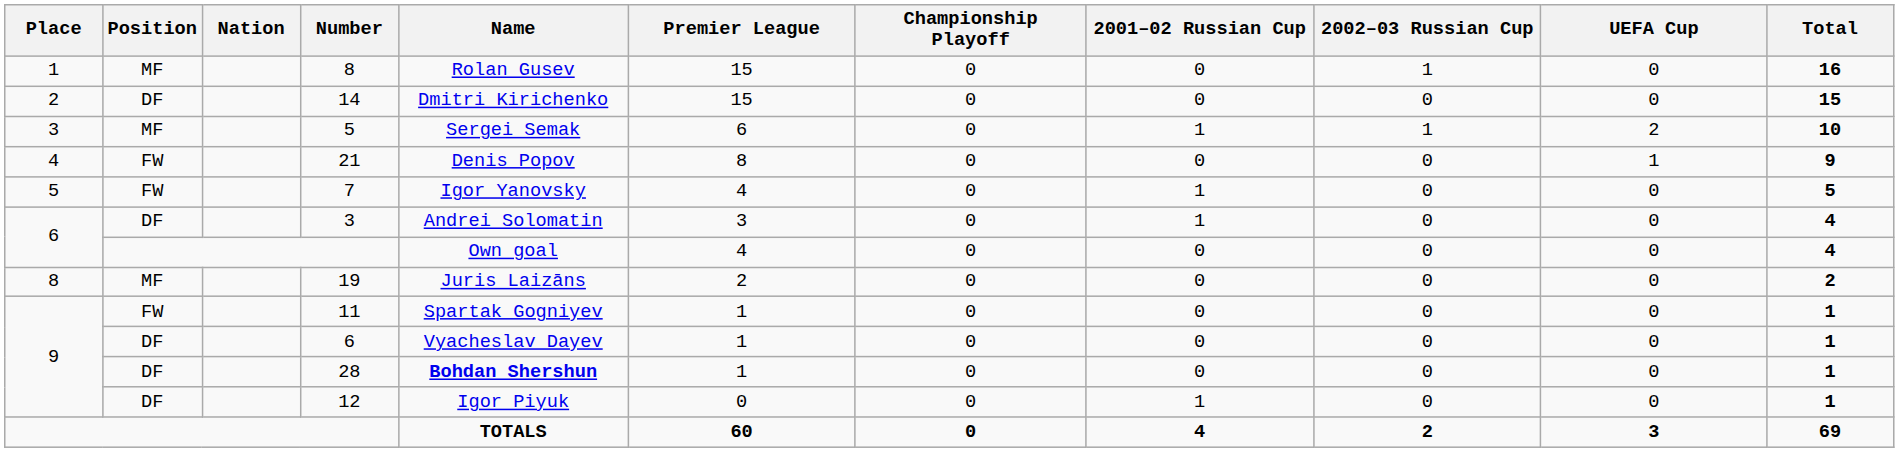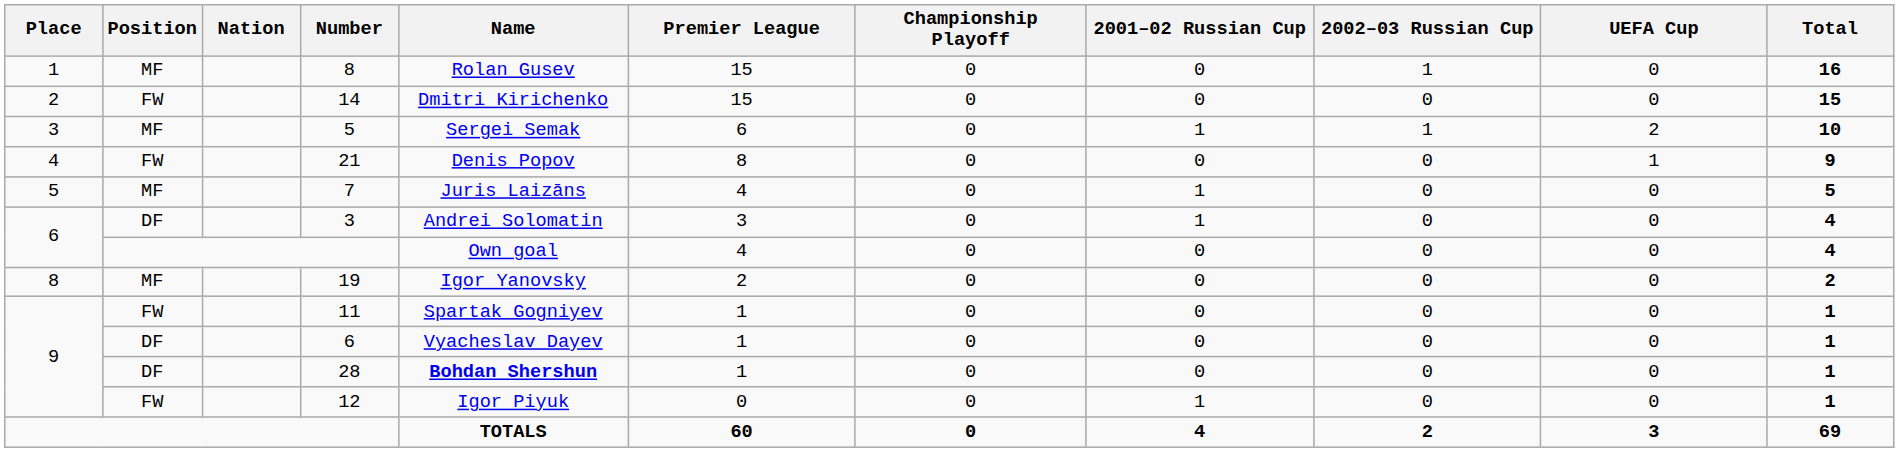(152, 102) DF -> (152, 102) FW
(152, 192) FW -> (152, 192) MF
(513, 192) Igor Yanovsky -> (513, 192) Juris Laizāns
(513, 282) Juris Laizāns -> (513, 282) Igor Yanovsky
(152, 403) DF -> (152, 403) FW
